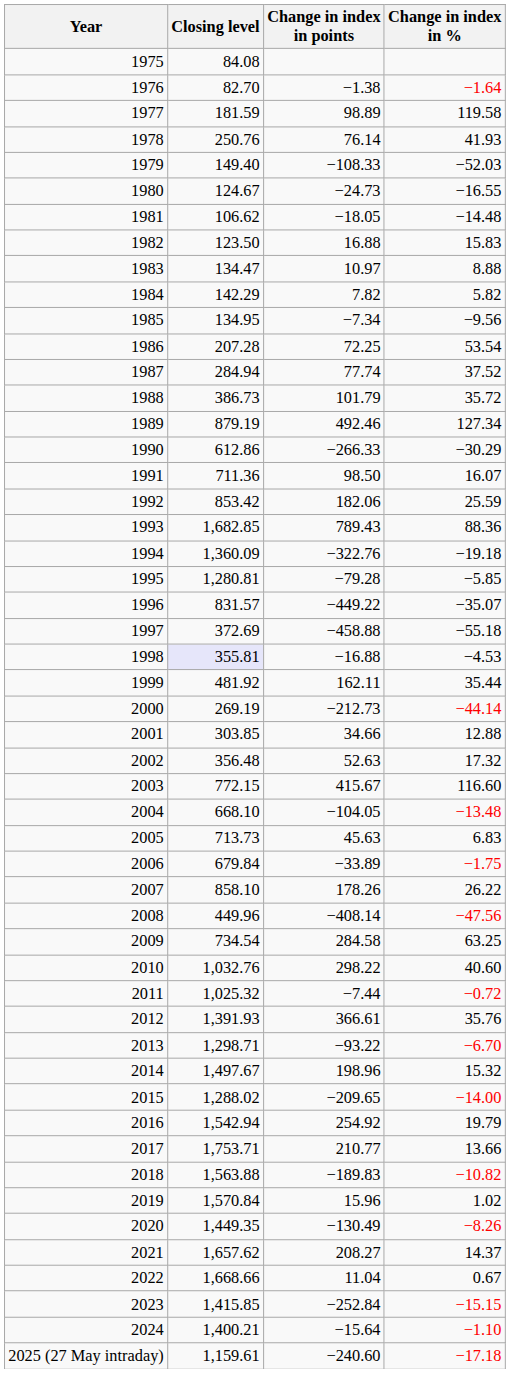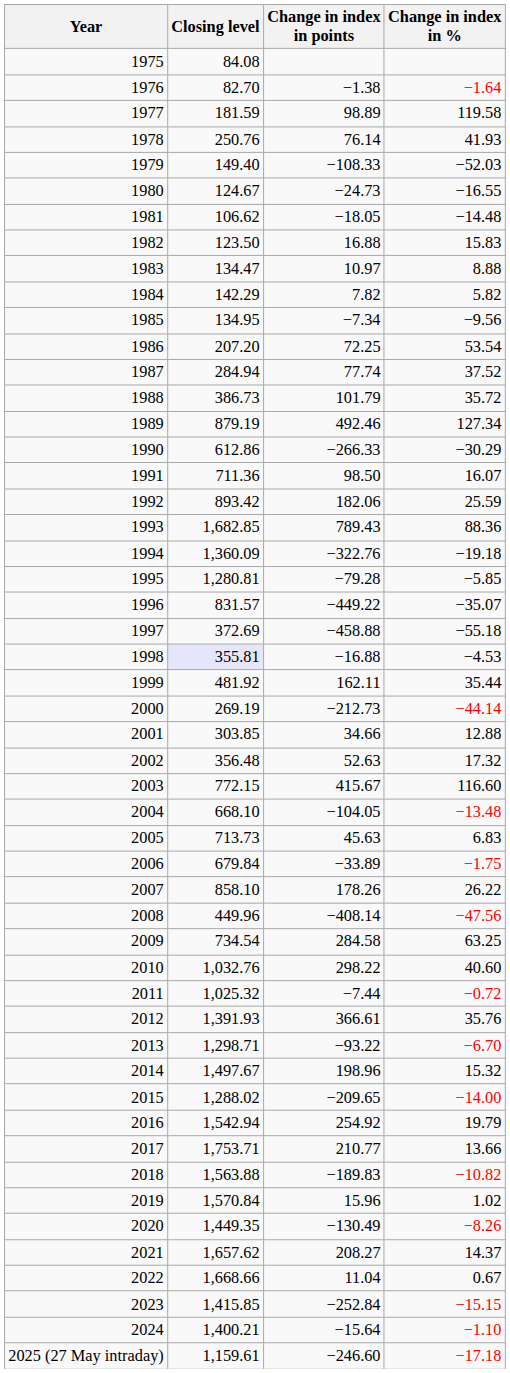(237, 346) 207.28 -> (237, 346) 207.20
(237, 501) 853.42 -> (237, 501) 893.42
(353, 1355) −240.60 -> (353, 1355) −246.60
